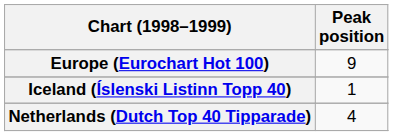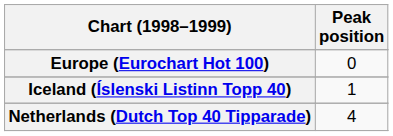(352, 63) 9 -> (352, 63) 0
